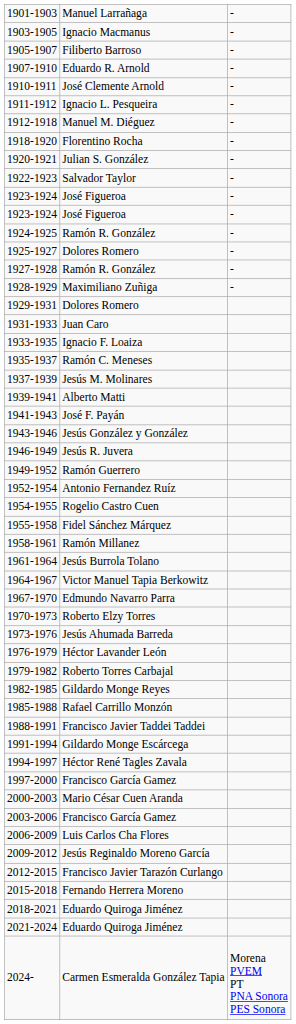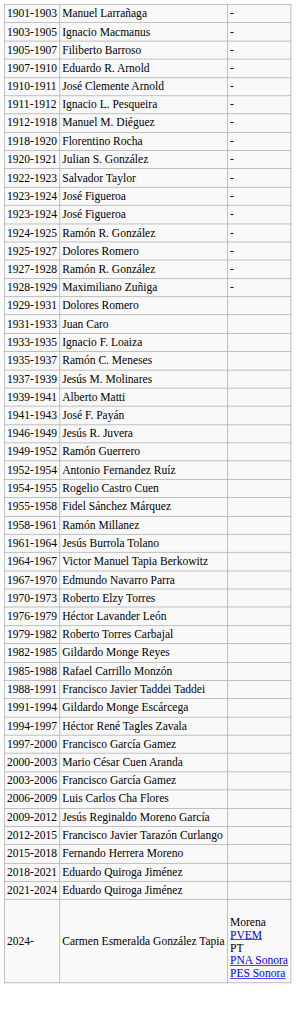- row: (32, 433)
- row: (32, 634)
